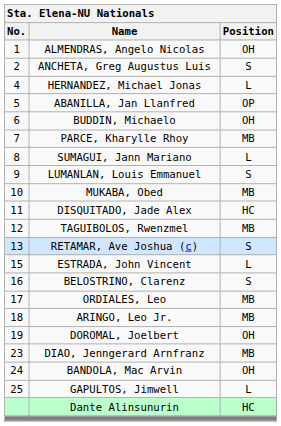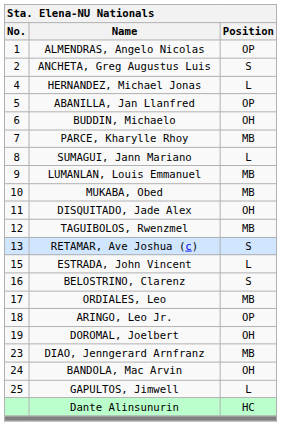(248, 49) OH -> (248, 49) OP
(248, 174) S -> (248, 174) MB
(248, 210) HC -> (248, 210) OH
(248, 317) MB -> (248, 317) OP
